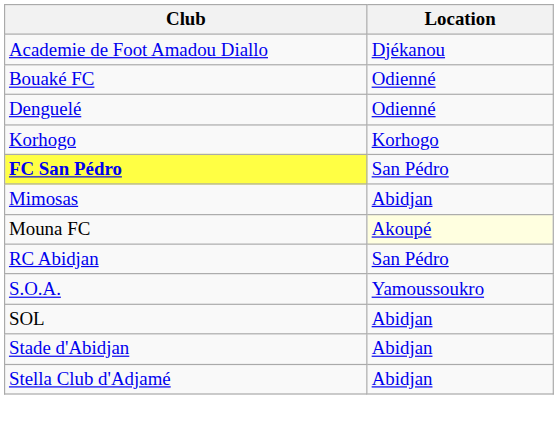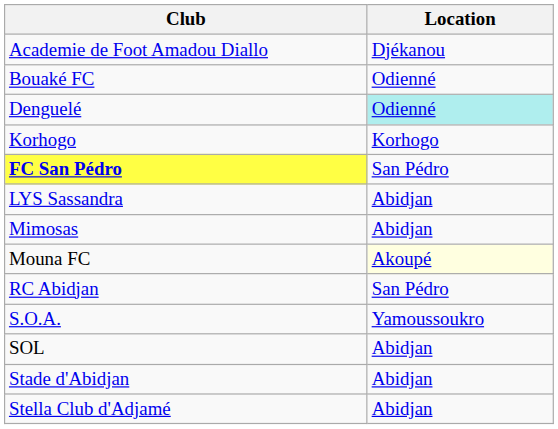(404, 109) no background -> (404, 109) paleturquoise background
+ row: (66, 199)
